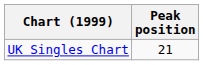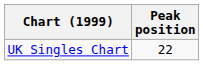(165, 50) 21 -> (165, 50) 22
